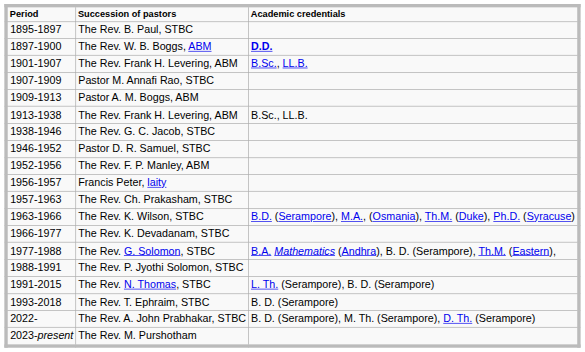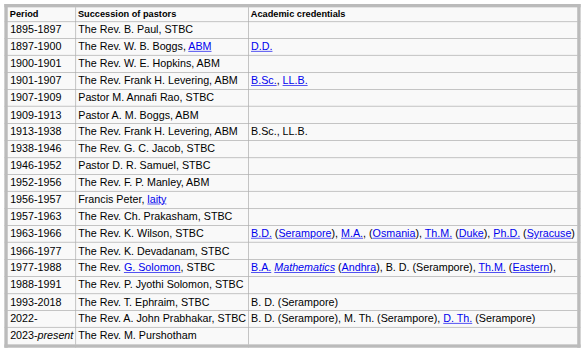(262, 47) bold -> (262, 47) normal
+ row: (36, 64)
- row: (36, 285)
